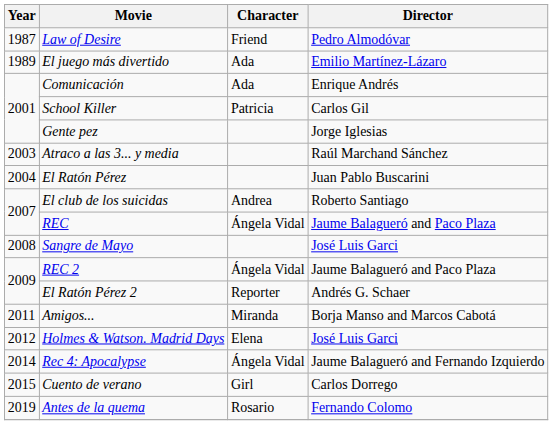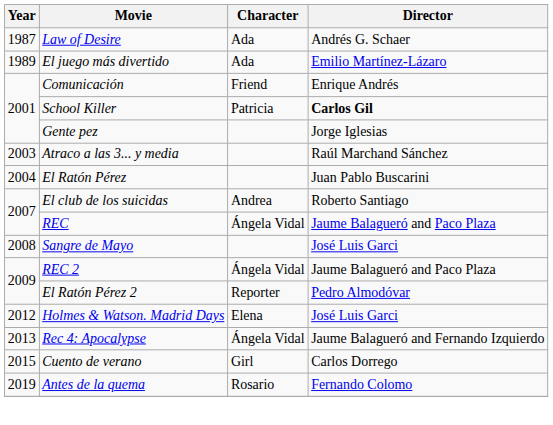(249, 39) Friend -> (243, 39) Ada
(361, 39) Pedro Almodóvar -> (361, 39) Andrés G. Schaer
(243, 85) Ada -> (249, 85) Friend
(340, 108) normal -> (342, 108) bold
(361, 292) Andrés G. Schaer -> (361, 292) Pedro Almodóvar
- row: (68, 315)
(22, 361) 2014 -> (22, 338) 2013
